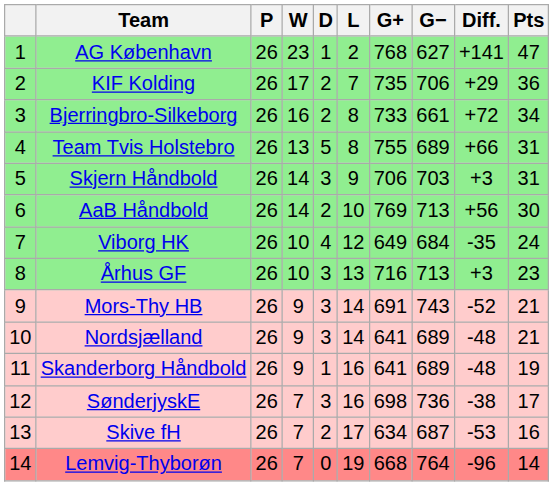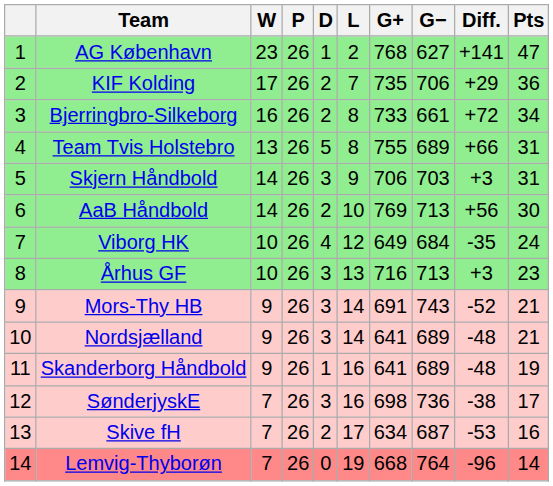columns swapped: (267, 20) <-> (298, 20)
